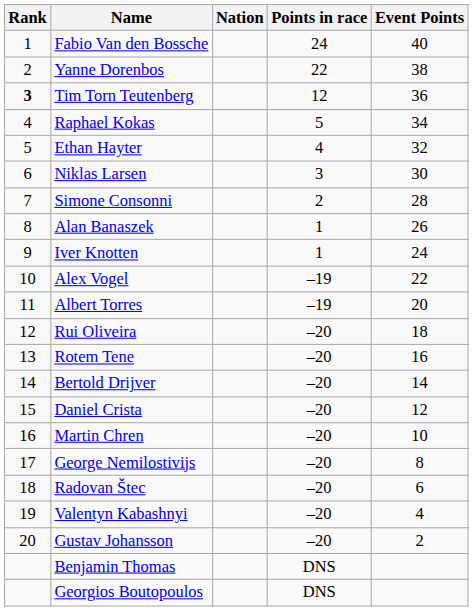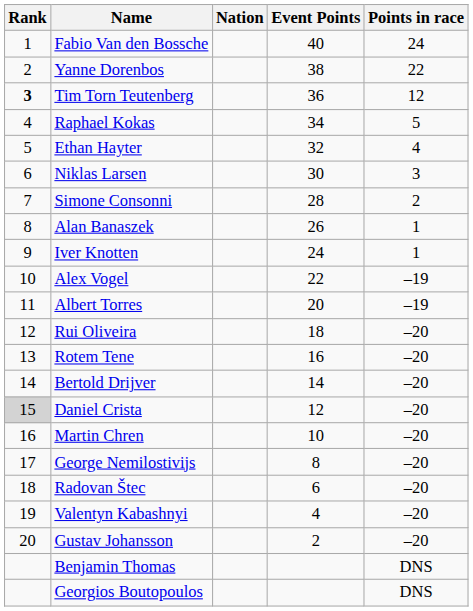columns swapped: (319, 17) <-> (420, 17)
(28, 409) no background -> (28, 409) lightgrey background
